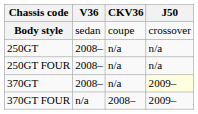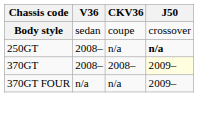(155, 48) normal -> (156, 48) bold
- row: (39, 65)
(115, 83) n/a -> (122, 65) 2008–
(122, 100) 2008– -> (115, 83) n/a
